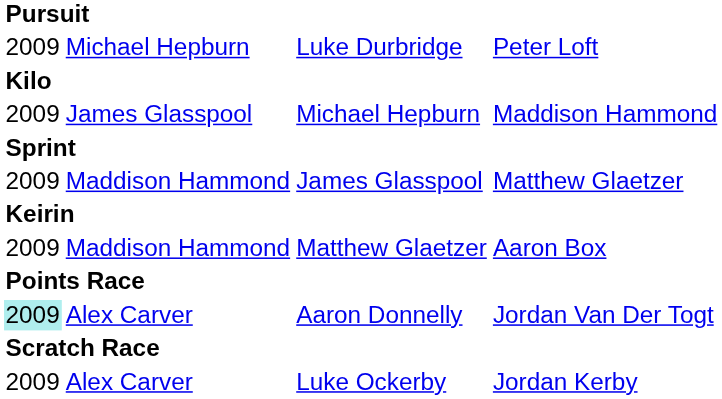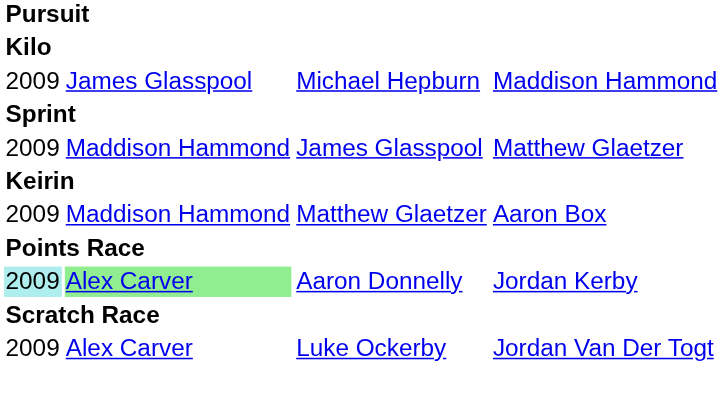- row: (379, 47)
(129, 314) no background -> (129, 281) lightgreen background
(603, 314) Jordan Van Der Togt -> (565, 281) Jordan Kerby
(565, 381) Jordan Kerby -> (603, 348) Jordan Van Der Togt
